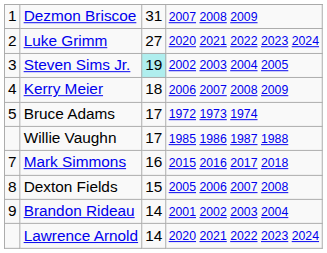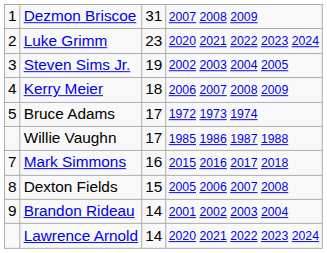(154, 41) 27 -> (154, 41) 23
(154, 65) paleturquoise background -> (154, 65) no background
